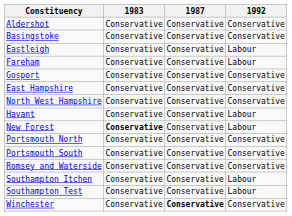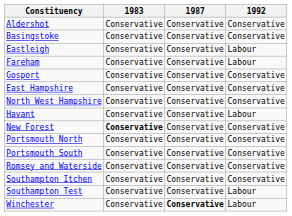(242, 127) Labour -> (256, 127) Conservative
(242, 179) Labour -> (256, 179) Conservative
(256, 205) Conservative -> (242, 205) Labour
